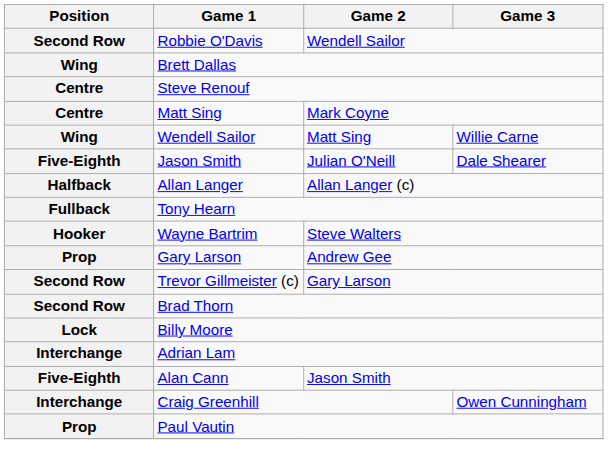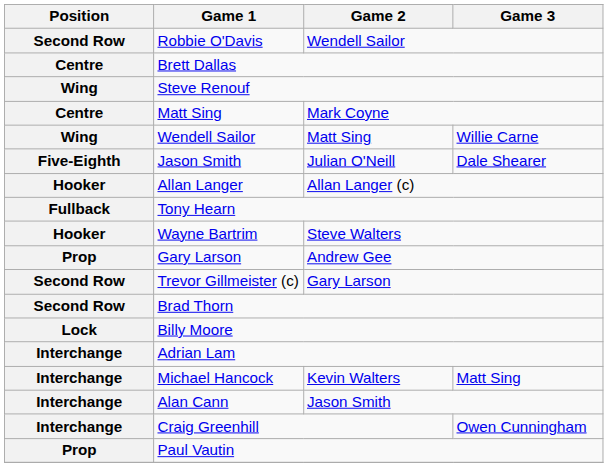(79, 64) Wing -> (79, 64) Centre
(79, 88) Centre -> (79, 88) Wing
(79, 185) Halfback -> (79, 185) Hooker
+ row: (215, 378)
(79, 378) Five-Eighth -> (79, 402) Interchange
